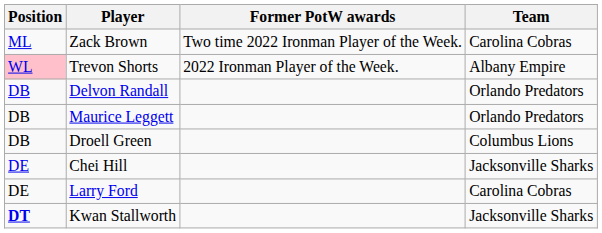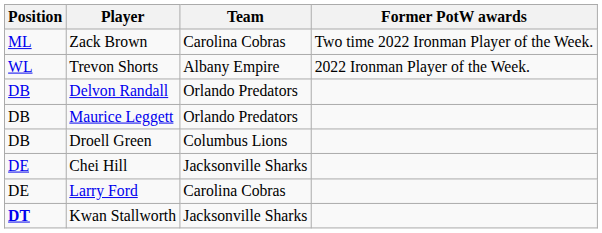columns swapped: (531, 16) <-> (323, 16)
(20, 66) pink background -> (20, 66) no background
